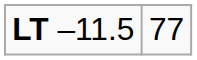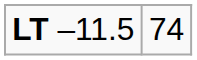(167, 29) 77 -> (167, 29) 74
